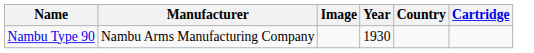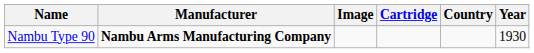columns swapped: (481, 15) <-> (377, 15)
(208, 36) normal -> (216, 36) bold
